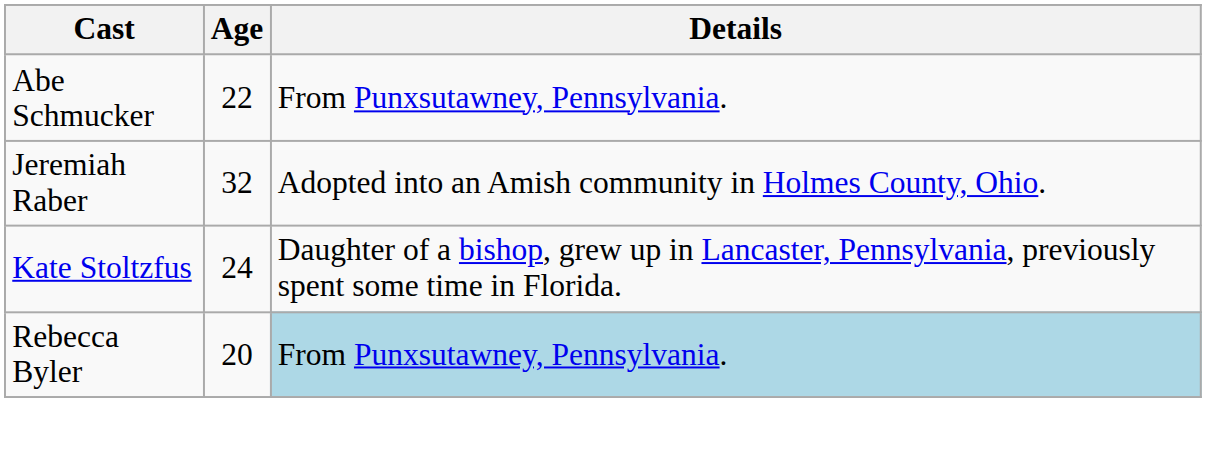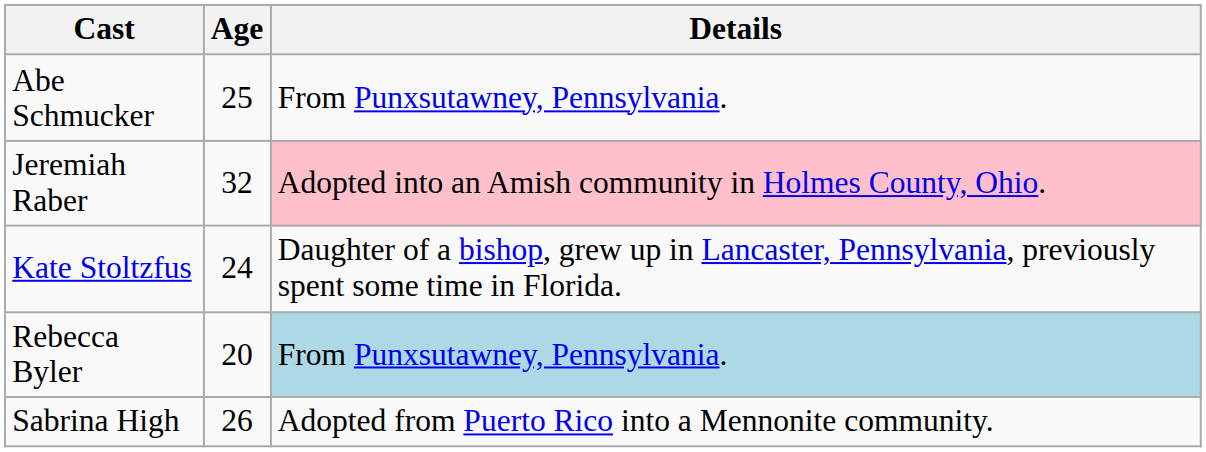(237, 97) 22 -> (237, 97) 25
(662, 182) no background -> (662, 182) pink background
+ row: (96, 421)
